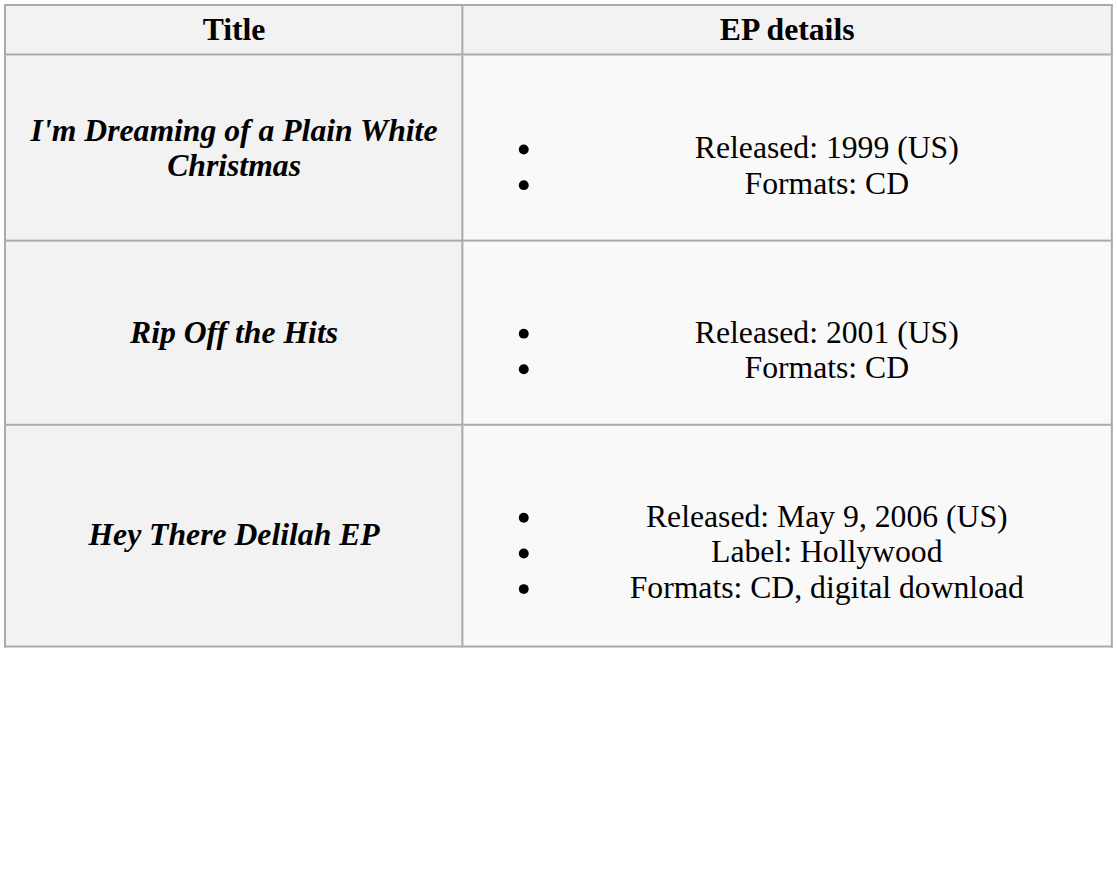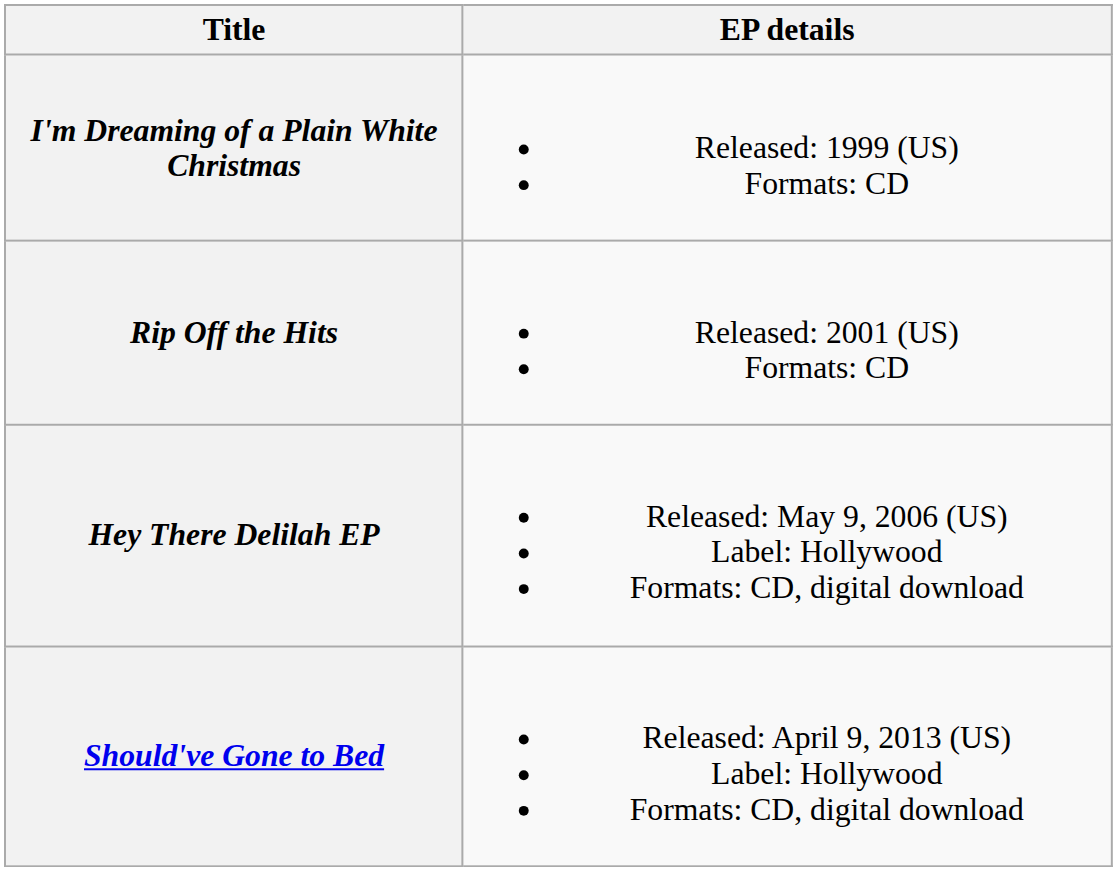+ row: (234, 755)
